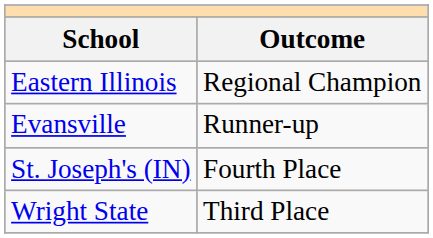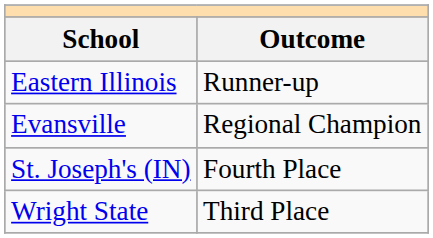(312, 81) Regional Champion -> (261, 81) Runner-up
(261, 125) Runner-up -> (312, 125) Regional Champion
